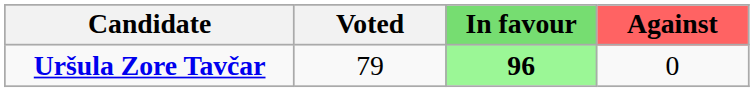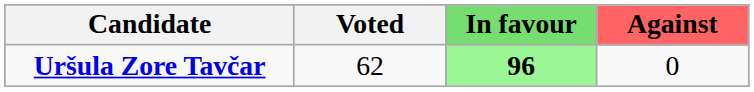(370, 65) 79 -> (370, 65) 62
